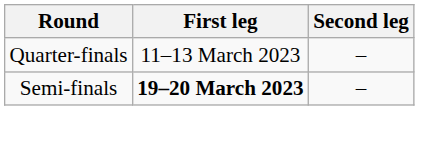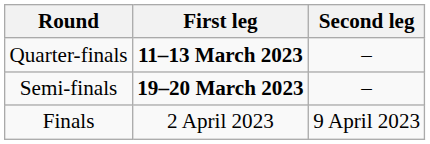(220, 54) normal -> (220, 54) bold
+ row: (69, 121)
